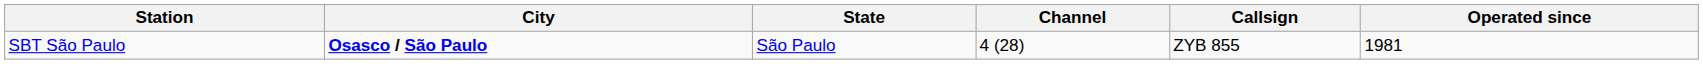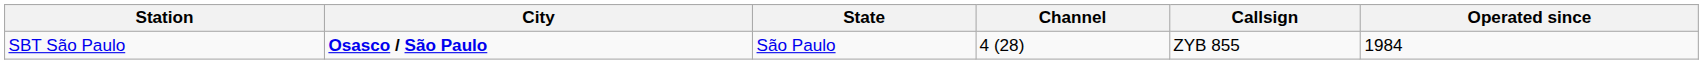(1384, 45) 1981 -> (1384, 45) 1984
